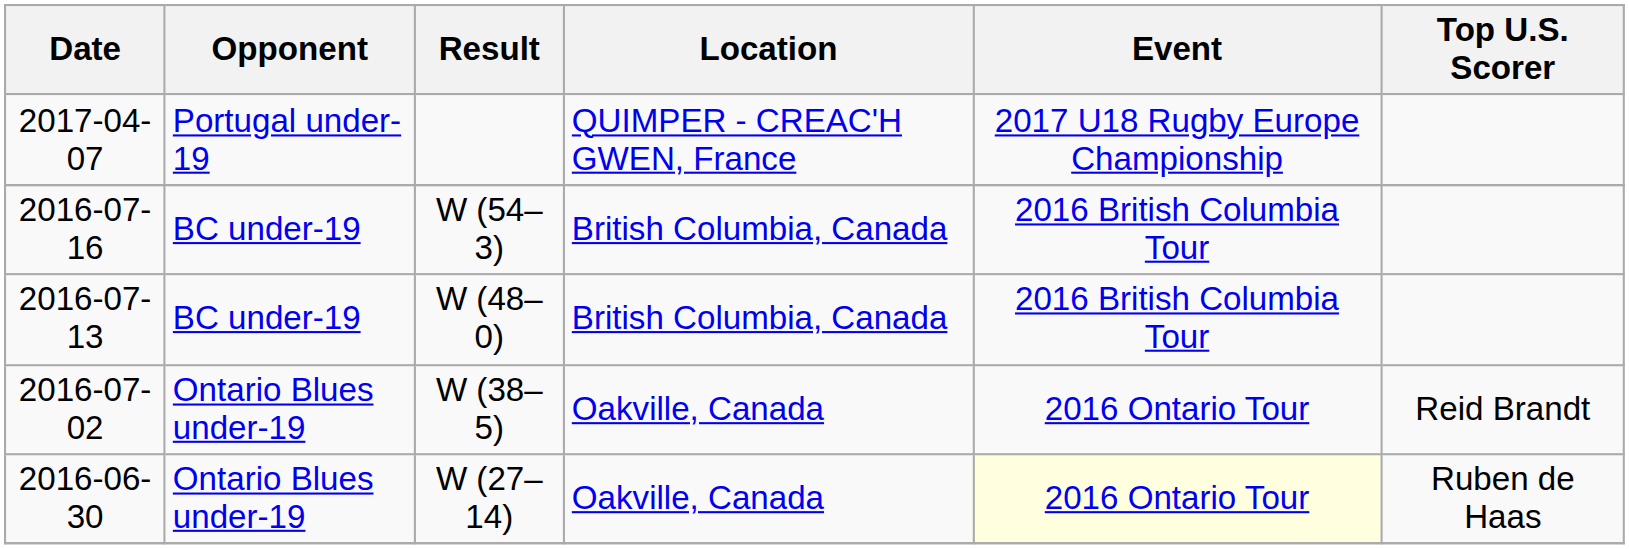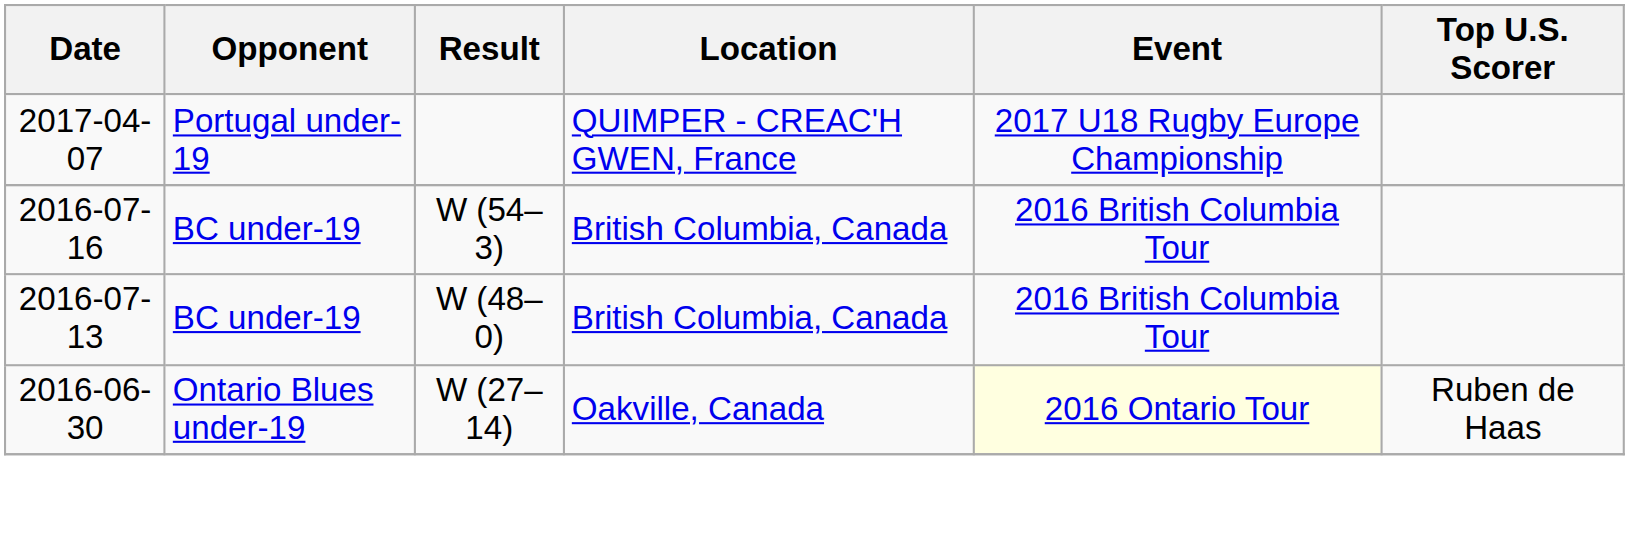- row: (85, 408)
